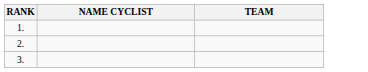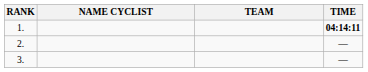+ column: (343, 12)
